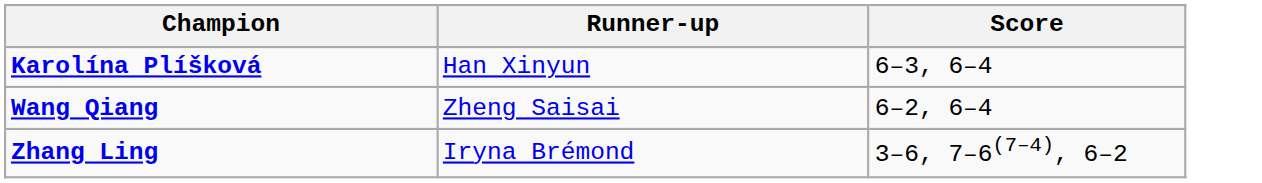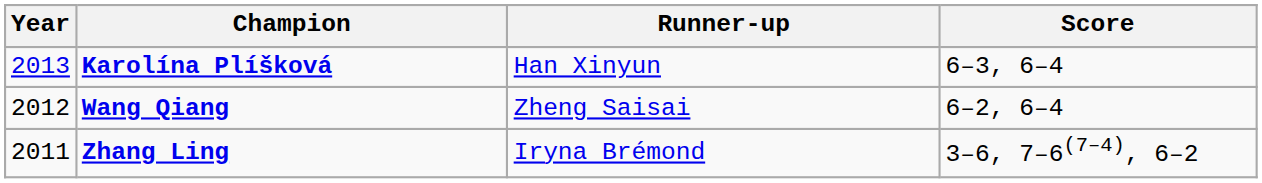+ column: (40, 25)
